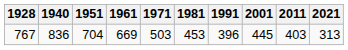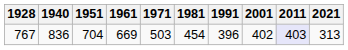(195, 34) 453 -> (195, 34) 454
(262, 34) 445 -> (262, 34) 402
(296, 34) no background -> (296, 34) lavender background
